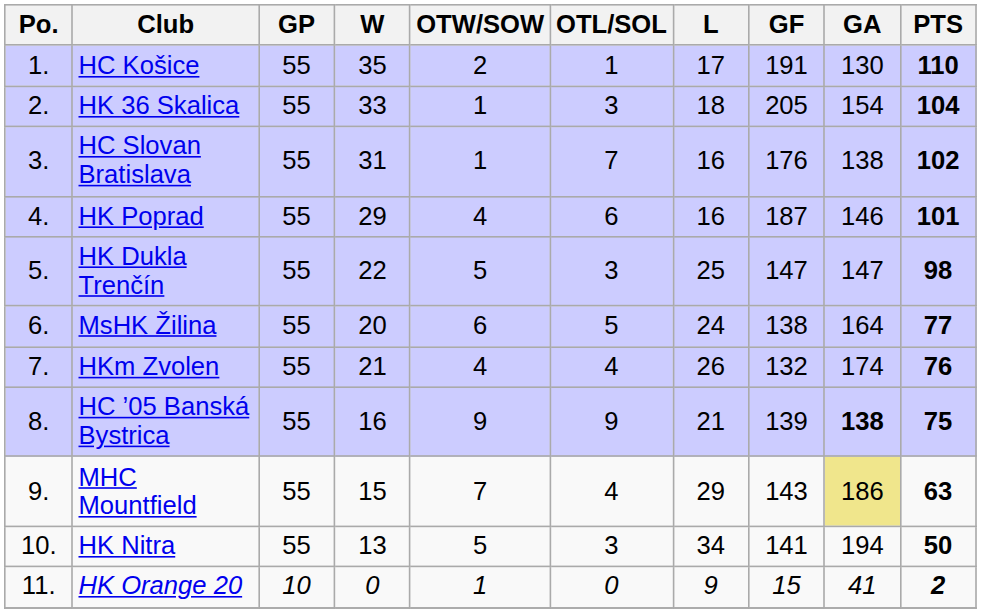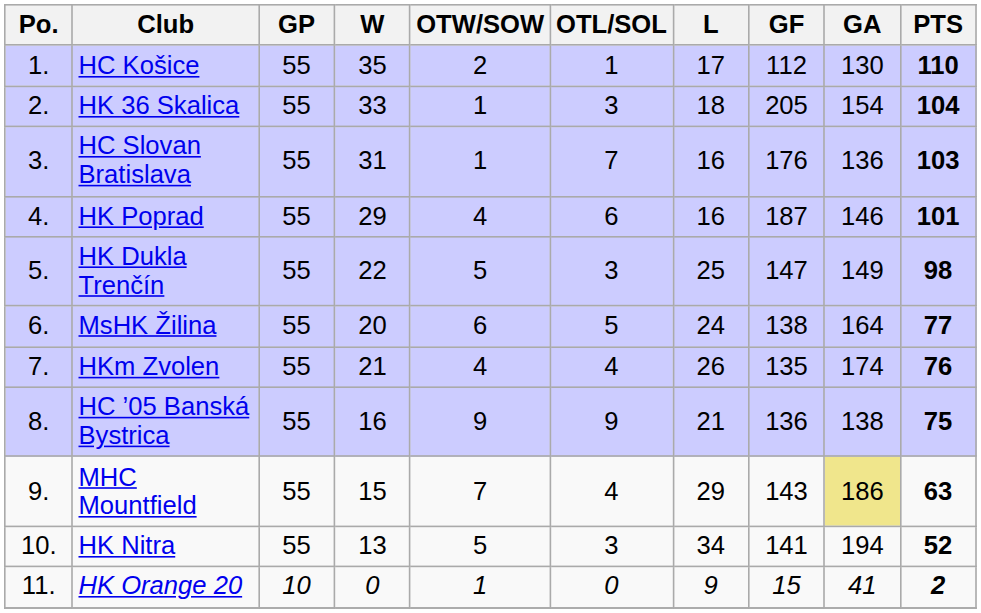(786, 65) 191 -> (786, 65) 112
(862, 161) 138 -> (862, 161) 136
(938, 161) 102 -> (938, 161) 103
(862, 271) 147 -> (862, 271) 149
(786, 366) 132 -> (786, 366) 135
(786, 421) 139 -> (786, 421) 136
(862, 421) bold -> (862, 421) normal
(938, 546) 50 -> (938, 546) 52
